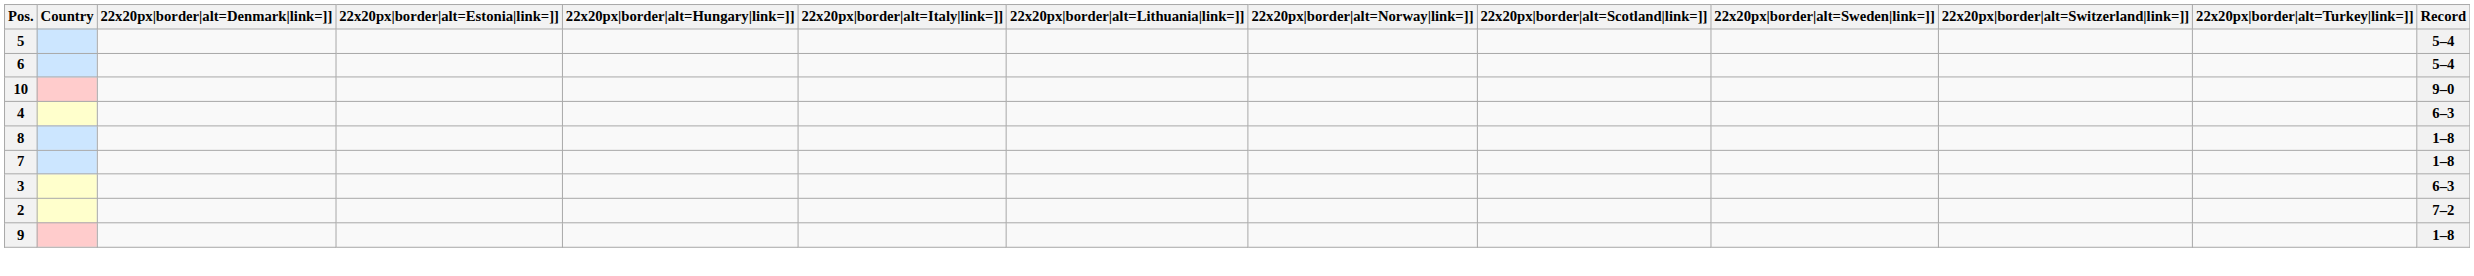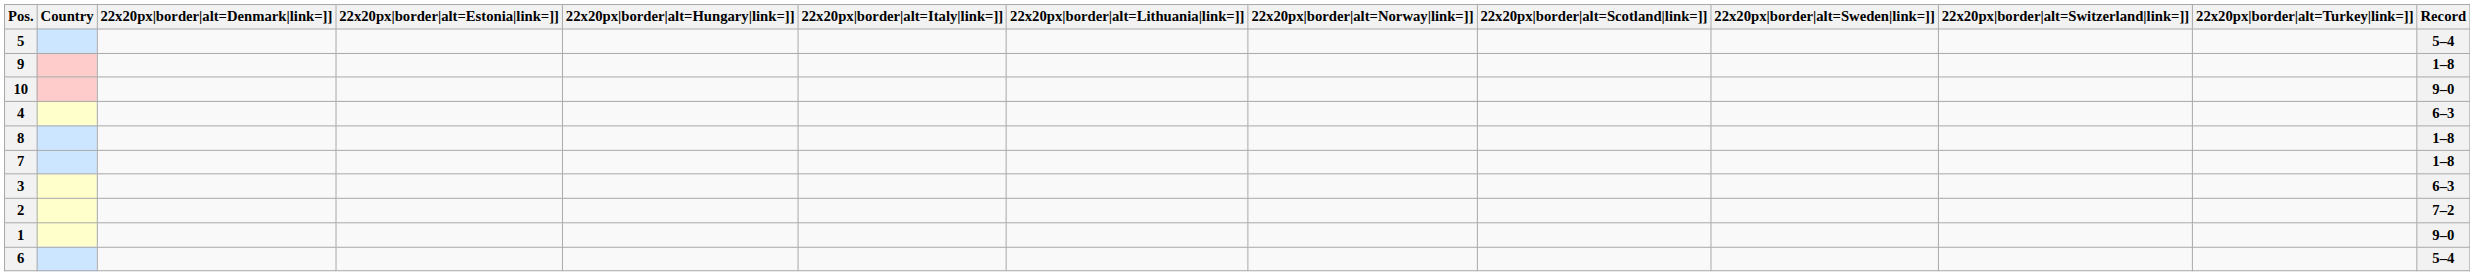rows swapped: (21, 235) <-> (21, 65)
+ row: (21, 235)
